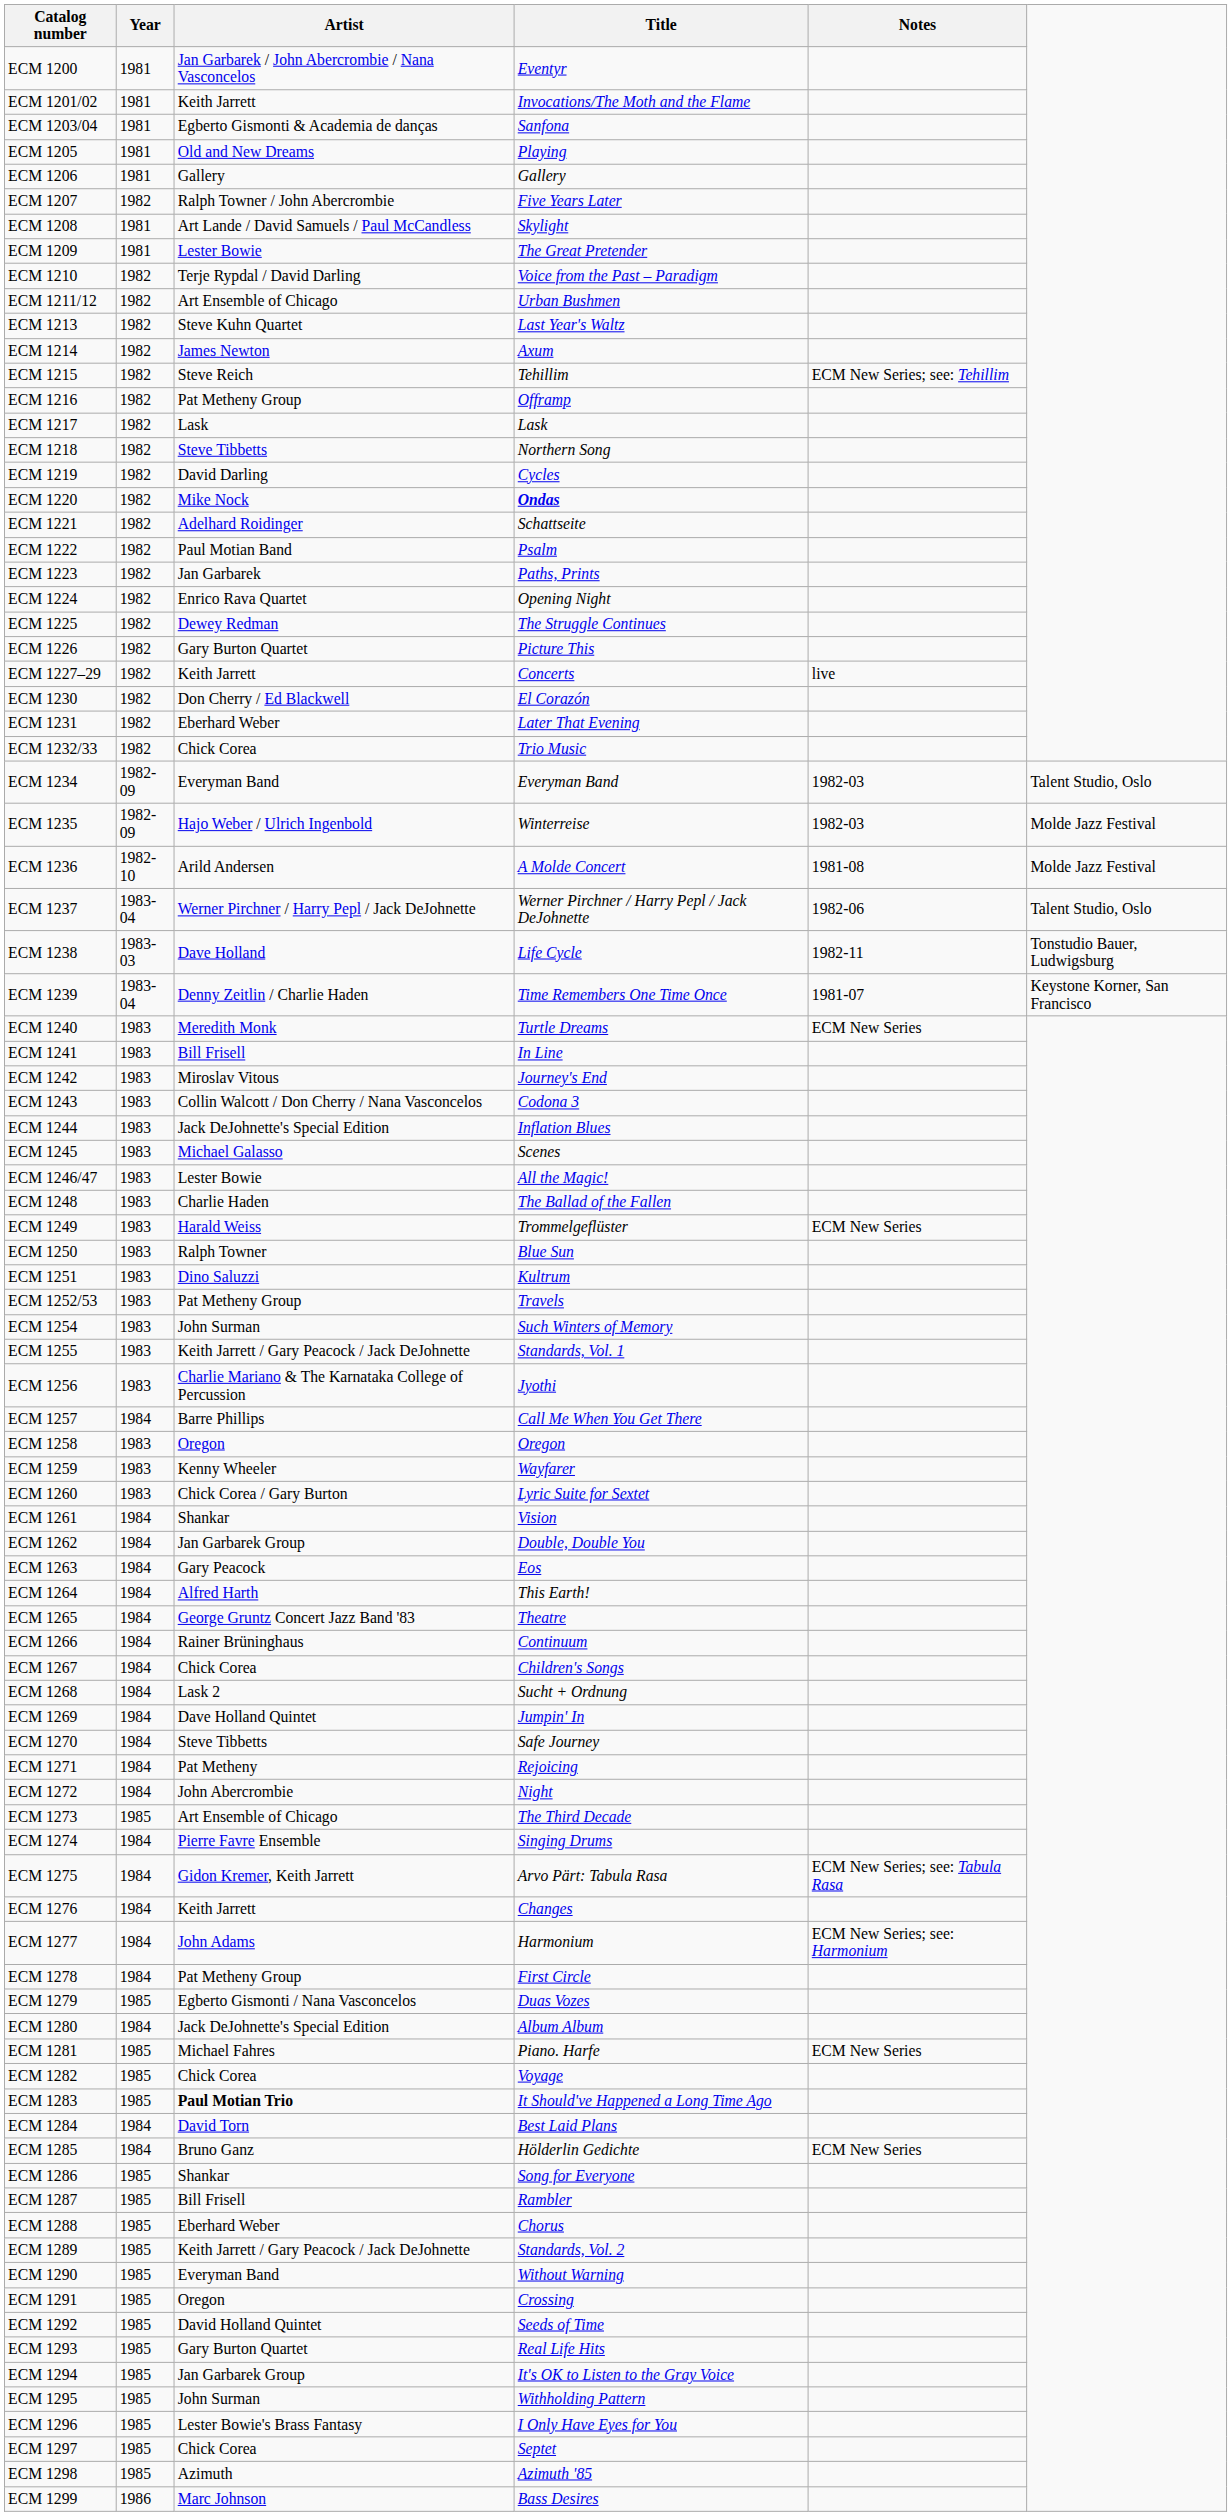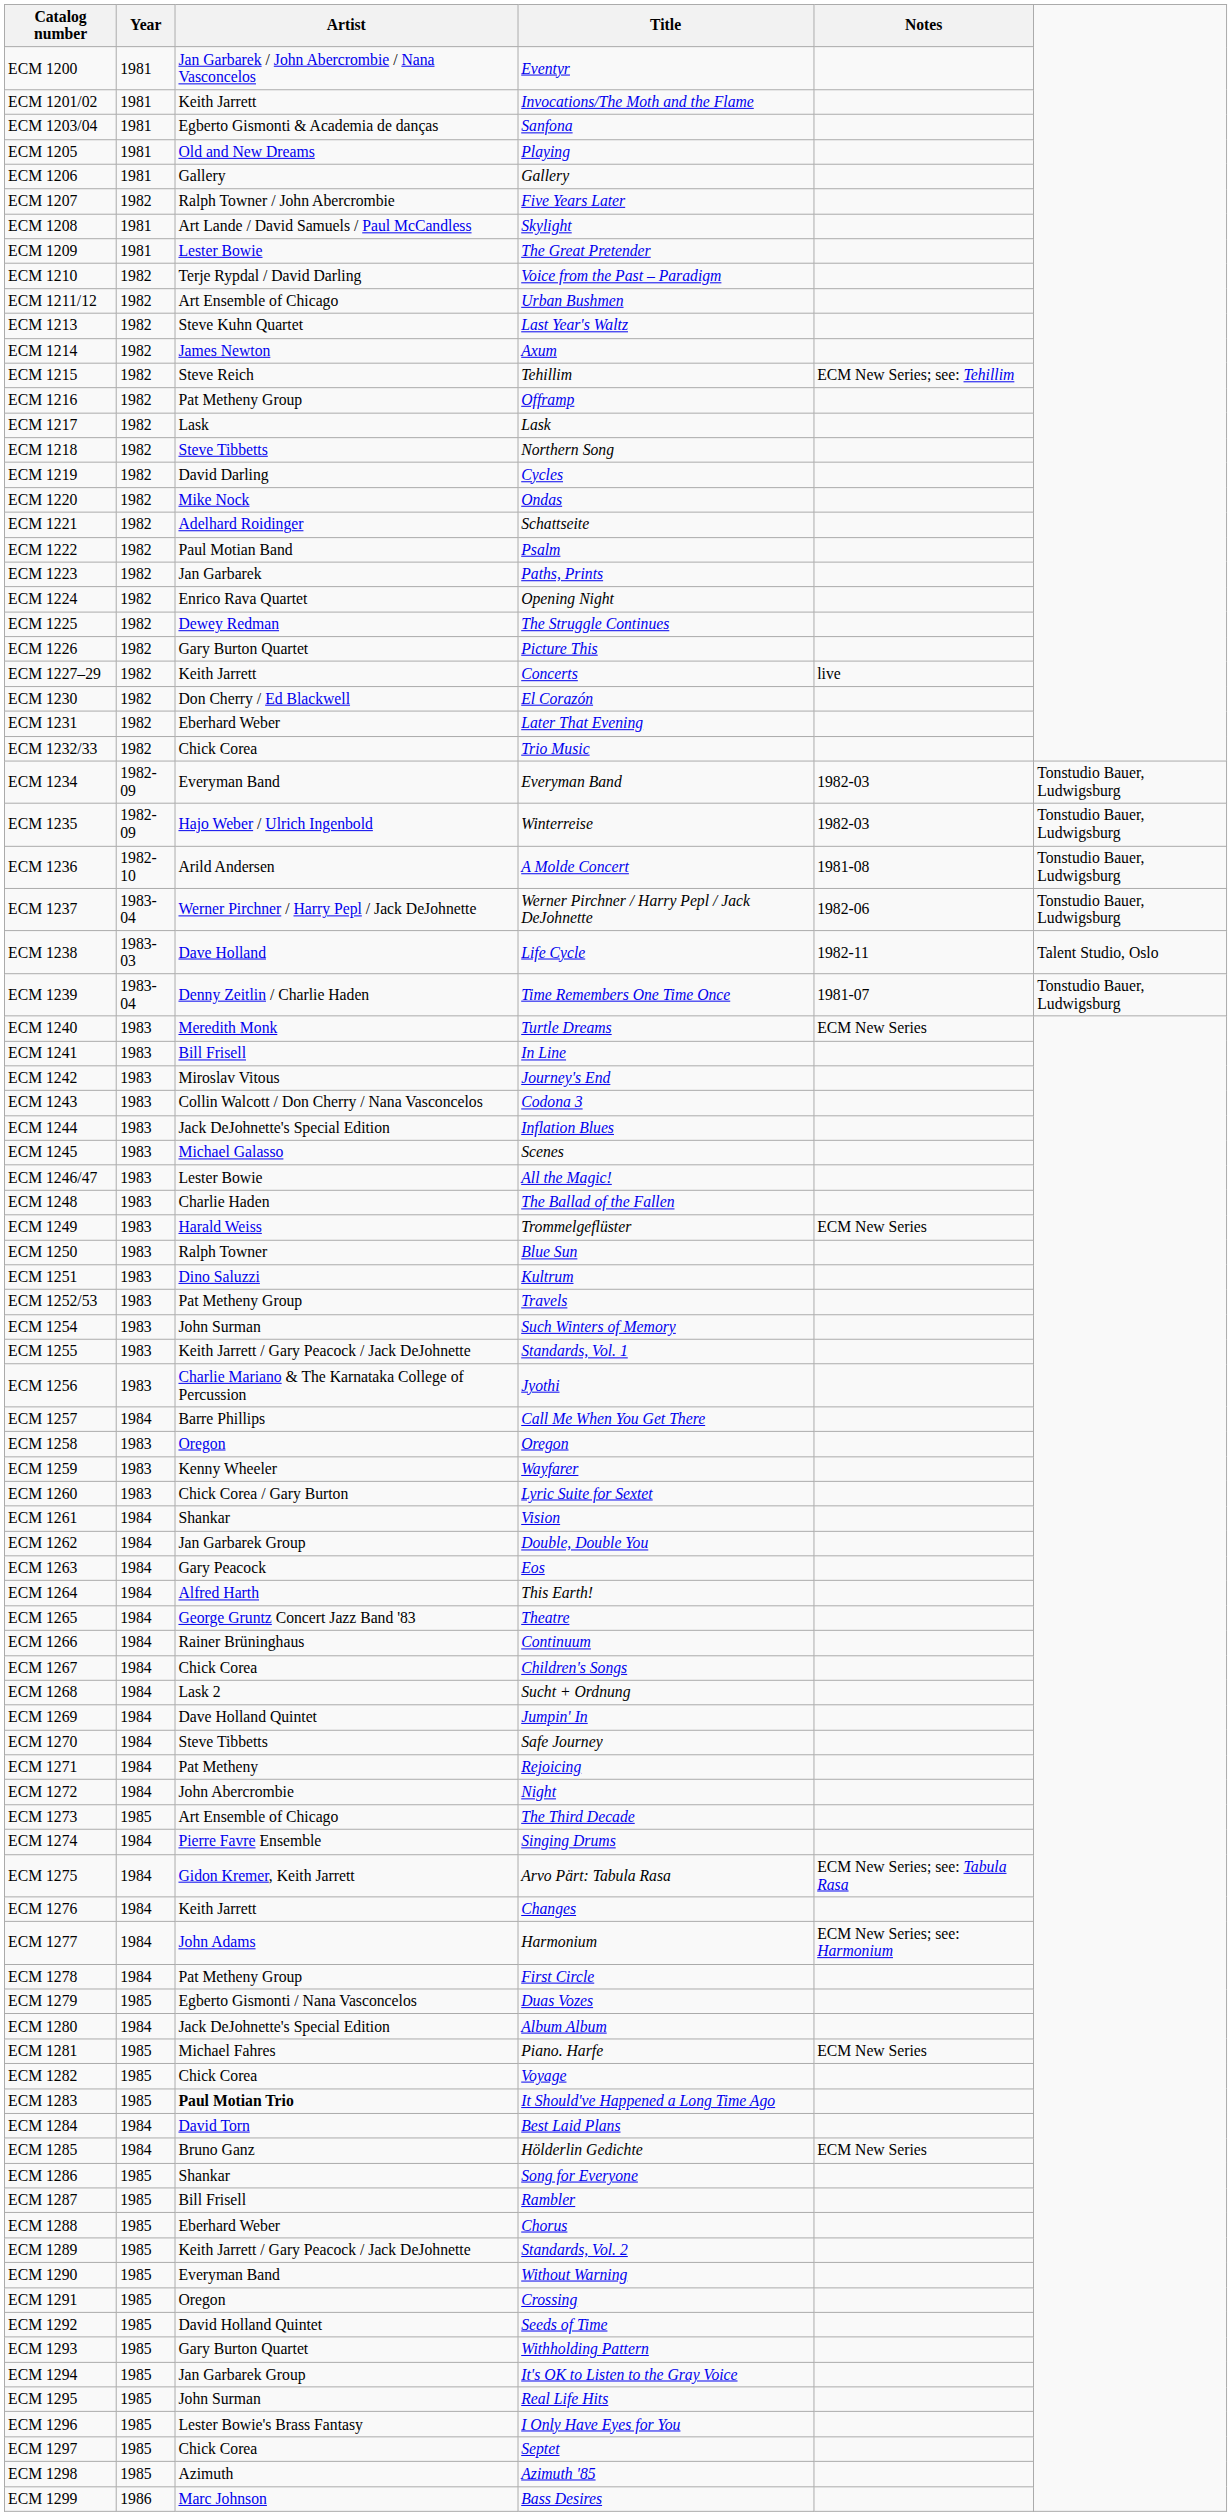(539, 499) bold -> (542, 499) normal
(1091, 782) Talent Studio, Oslo -> (1091, 782) Tonstudio Bauer, Ludwigsburg
(1093, 824) Molde Jazz Festival -> (1091, 824) Tonstudio Bauer, Ludwigsburg
(1093, 867) Molde Jazz Festival -> (1091, 867) Tonstudio Bauer, Ludwigsburg
(1091, 909) Talent Studio, Oslo -> (1091, 909) Tonstudio Bauer, Ludwigsburg
(1084, 952) Tonstudio Bauer, Ludwigsburg -> (1098, 952) Talent Studio, Oslo
(1100, 994) Keystone Korner, San Francisco -> (1091, 994) Tonstudio Bauer, Ludwigsburg
(561, 2349) Real Life Hits -> (585, 2349) Withholding Pattern
(582, 2399) Withholding Pattern -> (565, 2399) Real Life Hits
